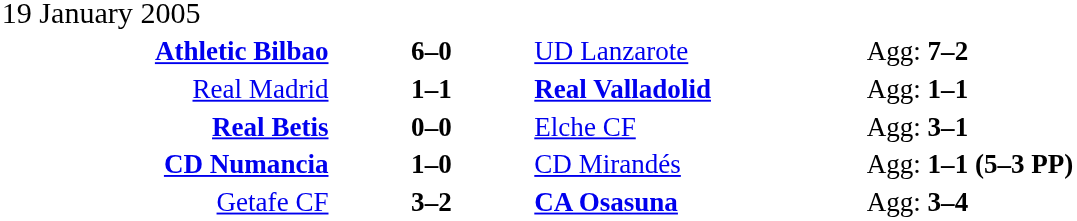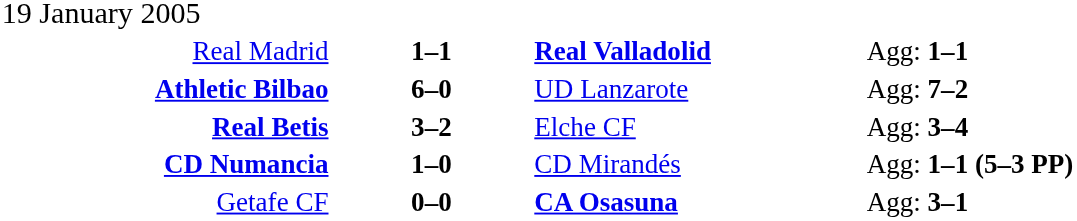rows swapped: (242, 51) <-> (260, 89)
(431, 126) 0–0 -> (431, 126) 3–2
(917, 126) Agg: 3–1 -> (917, 126) Agg: 3–4
(431, 201) 3–2 -> (431, 201) 0–0
(917, 201) Agg: 3–4 -> (917, 201) Agg: 3–1
